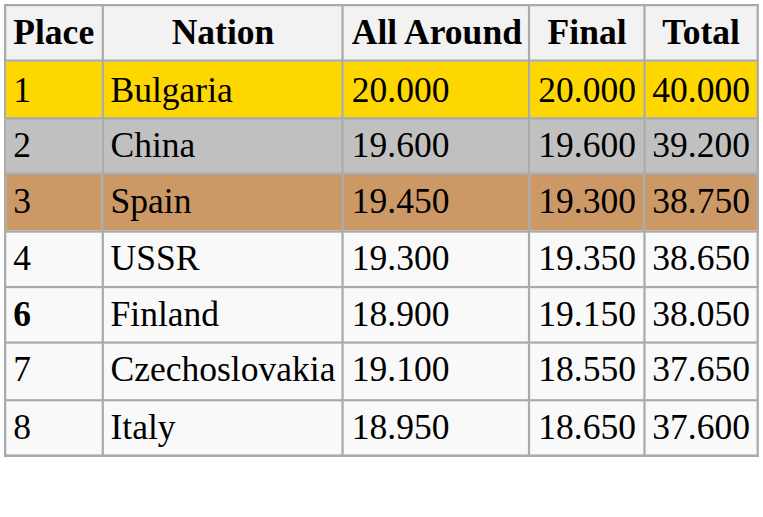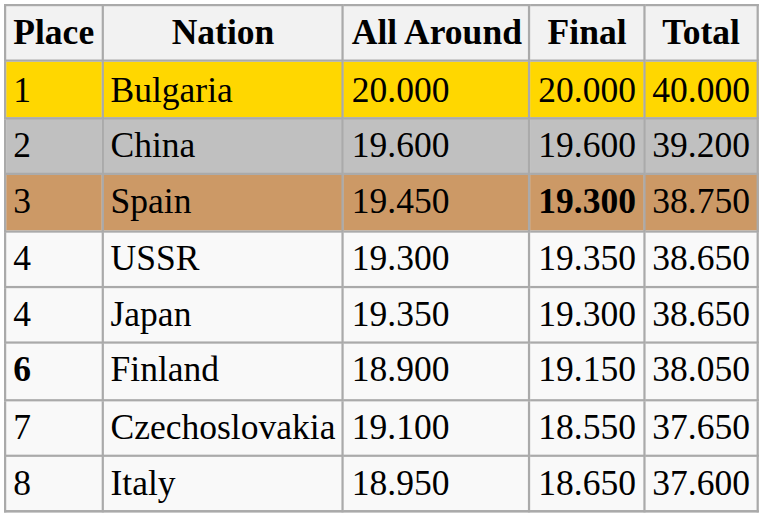(587, 201) normal -> (587, 201) bold
+ row: (151, 314)
